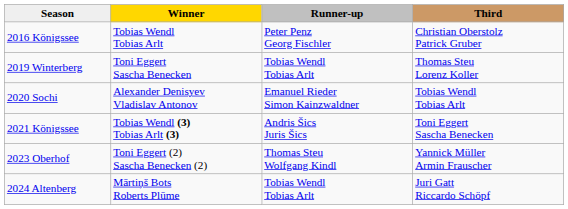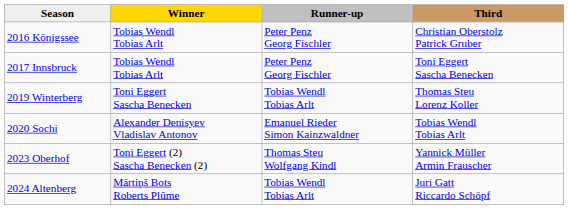+ row: (42, 67)
- row: (43, 128)
